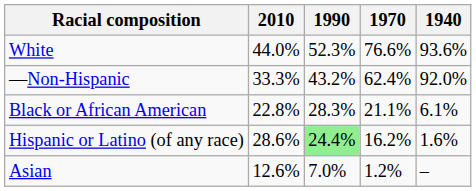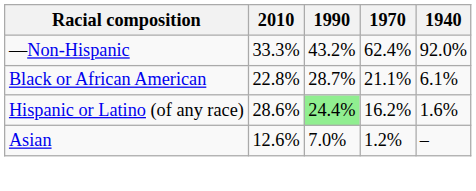- row: (31, 50)
(332, 110) 28.3% -> (332, 80) 28.7%
